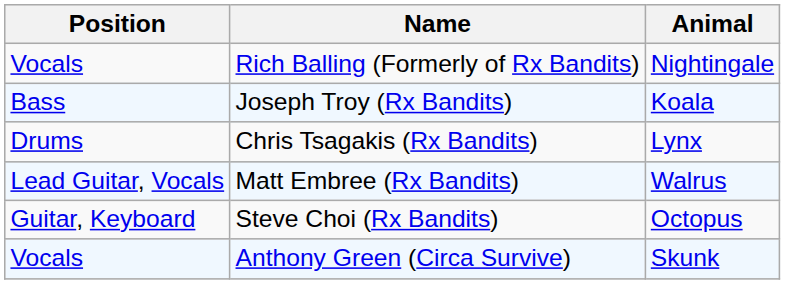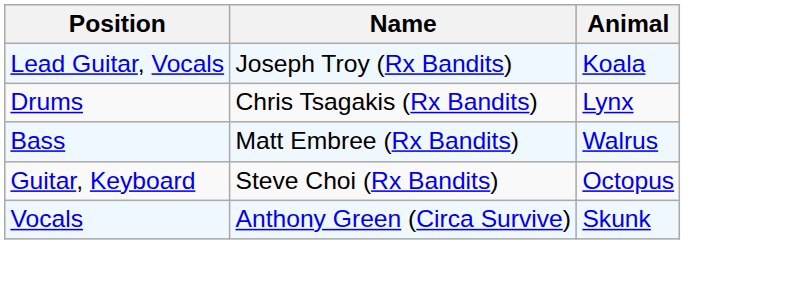- row: (437, 63)
(38, 102) Bass -> (117, 63) Lead Guitar, Vocals
(117, 180) Lead Guitar, Vocals -> (38, 141) Bass
